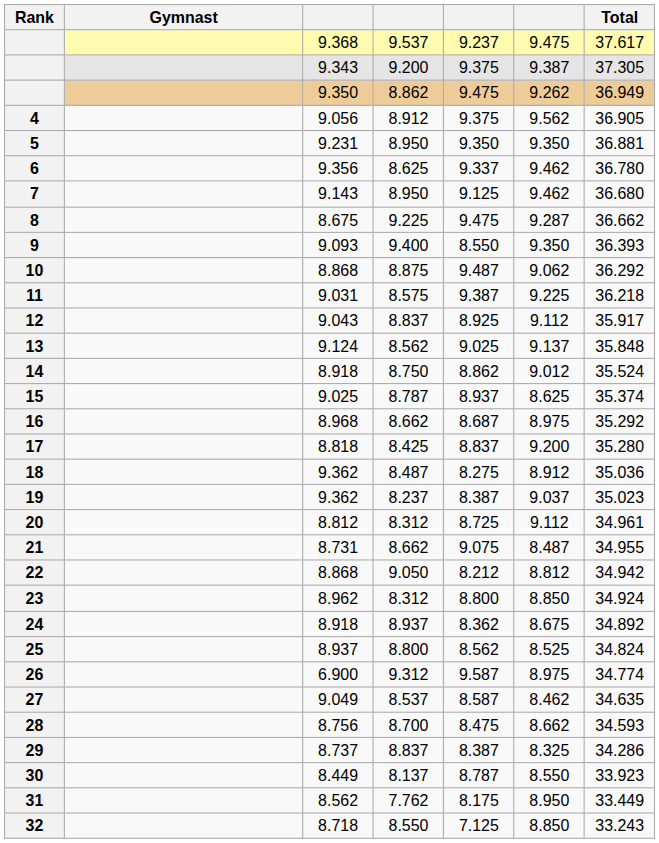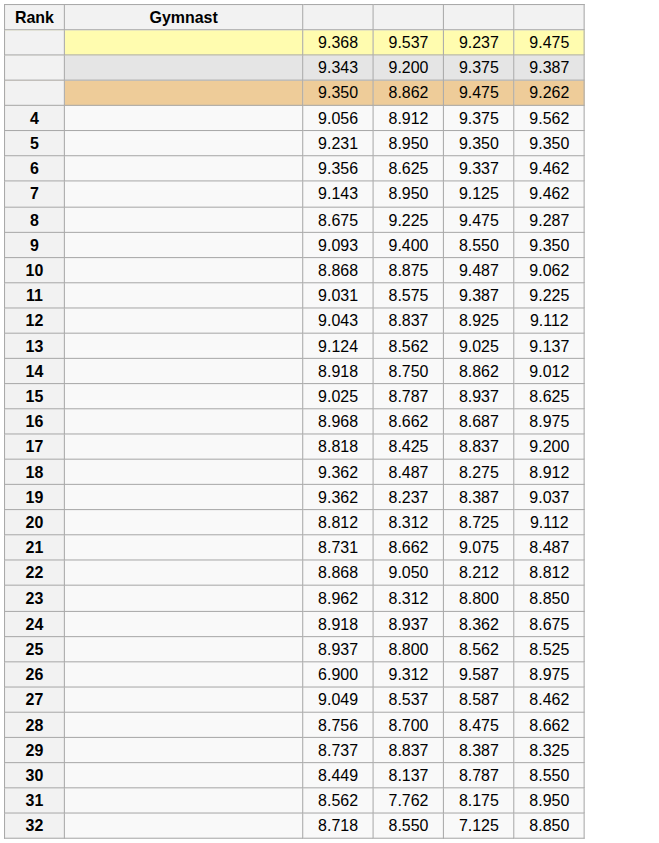- column: (620, 17)
